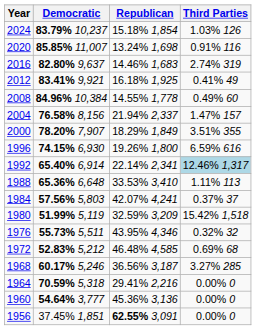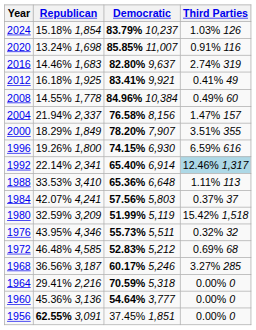columns swapped: (71, 13) <-> (145, 13)
